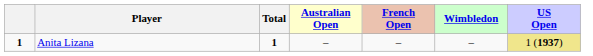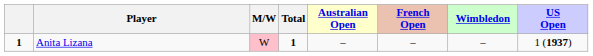+ column: (264, 19)
(544, 42) khaki background -> (553, 42) no background
